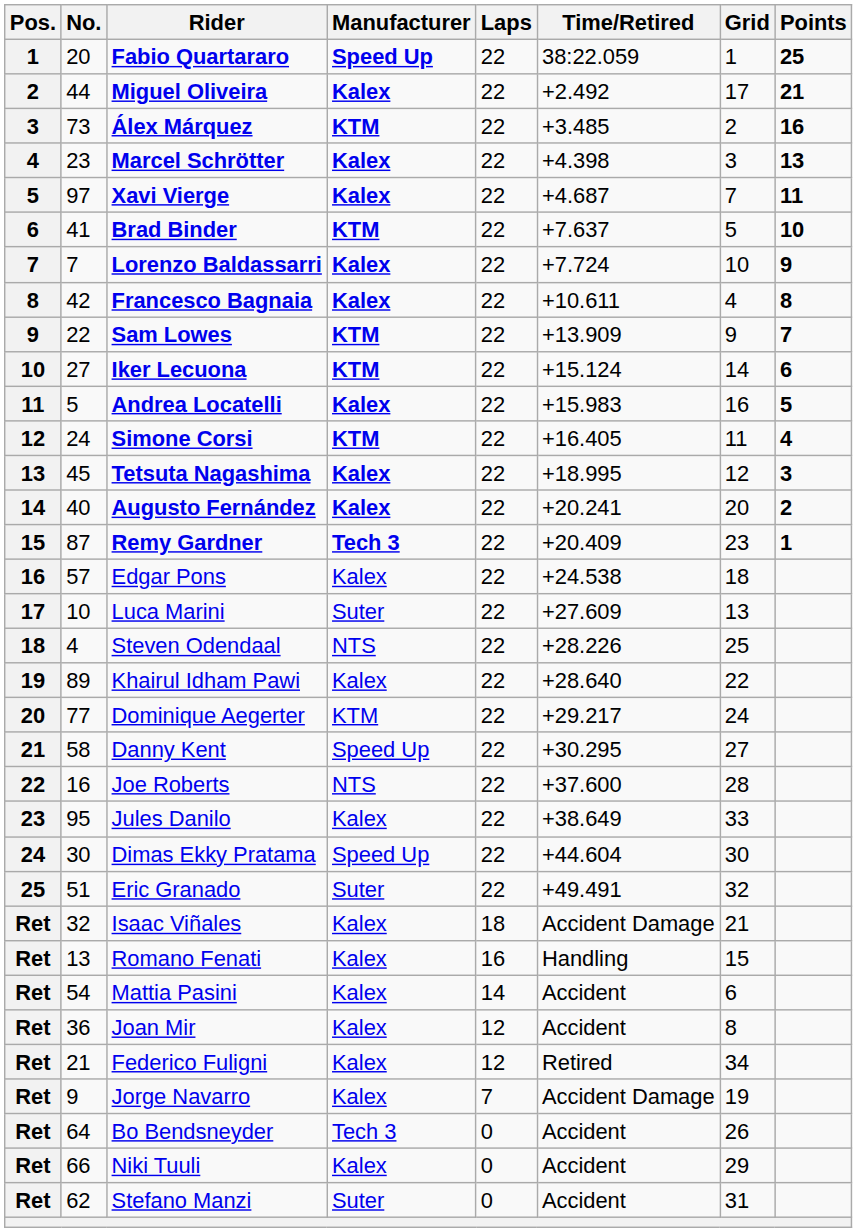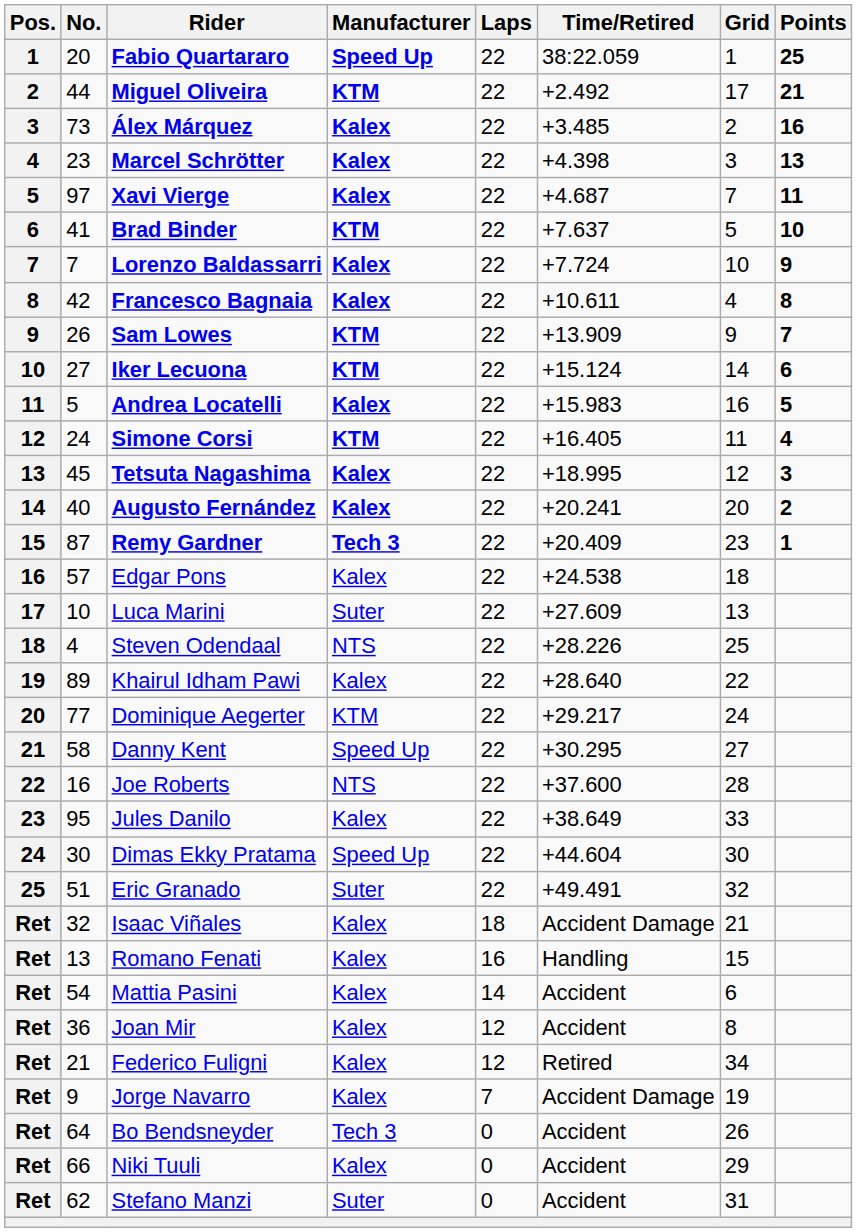(361, 92) Kalex -> (356, 92) KTM
(356, 126) KTM -> (361, 126) Kalex
(78, 334) 22 -> (78, 334) 26
